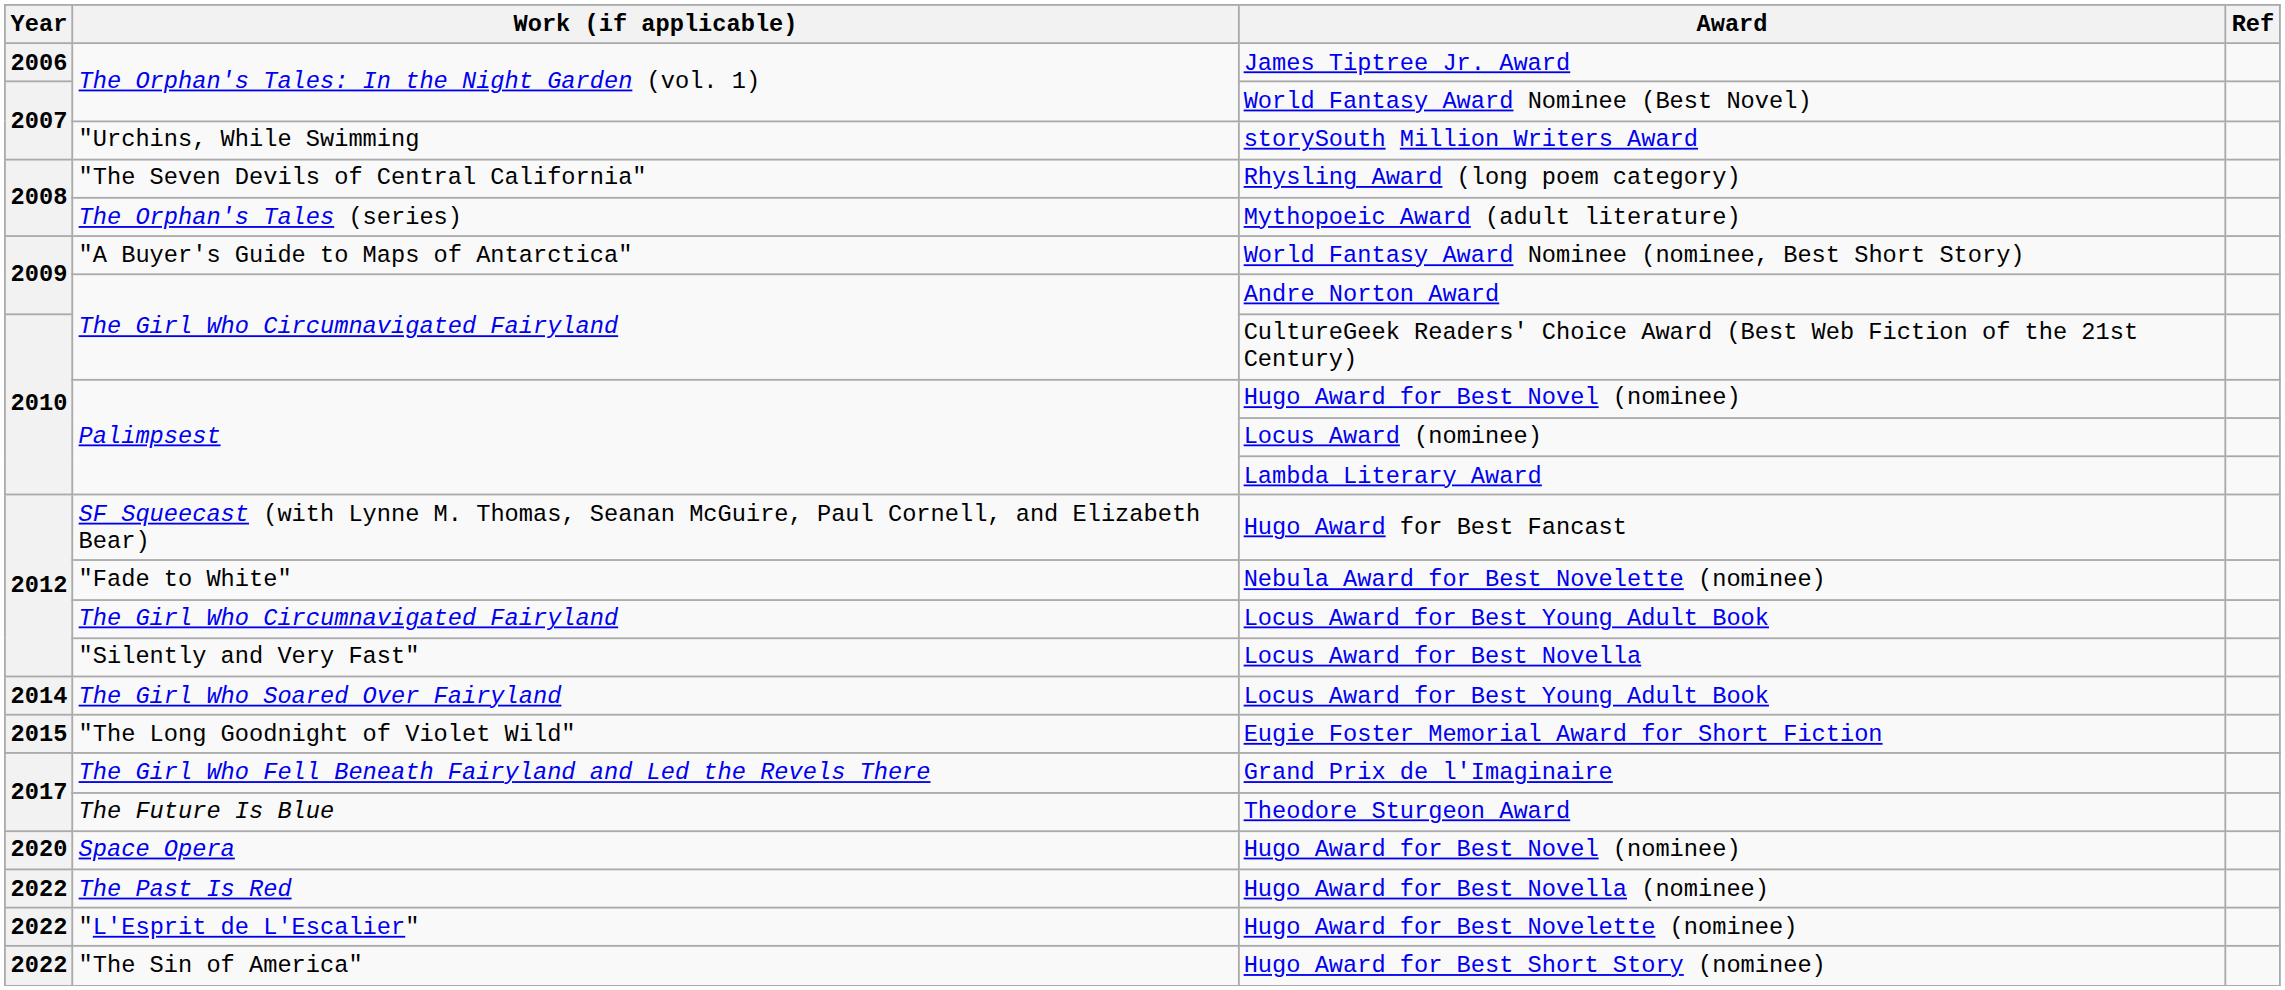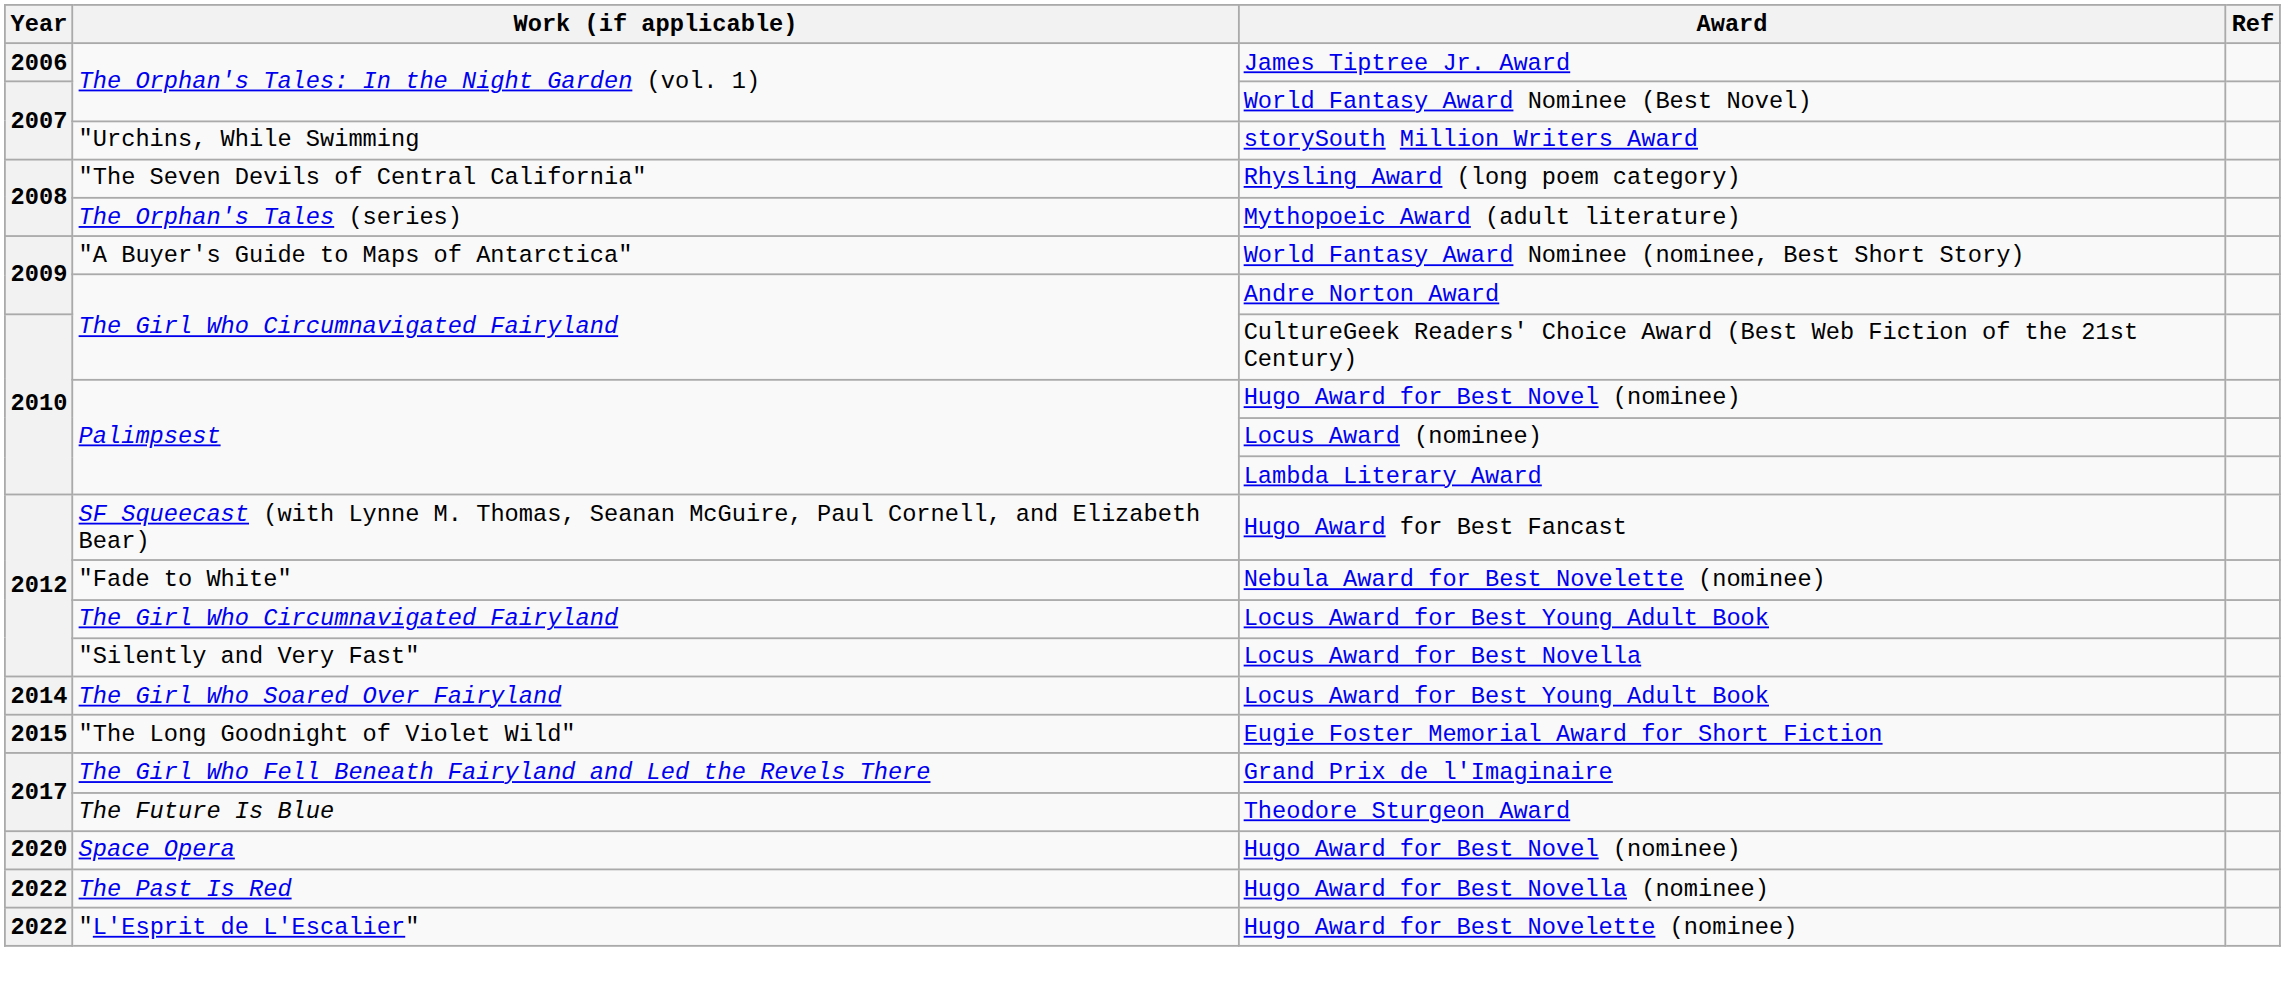- row: (221, 966)
